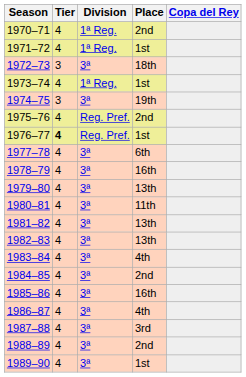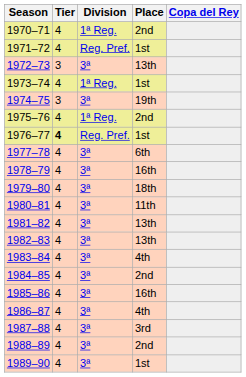(98, 48) 1ª Reg. -> (105, 48) Reg. Pref.
(146, 65) 18th -> (146, 65) 13th
(105, 118) Reg. Pref. -> (98, 118) 1ª Reg.
(146, 188) 13th -> (146, 188) 18th
